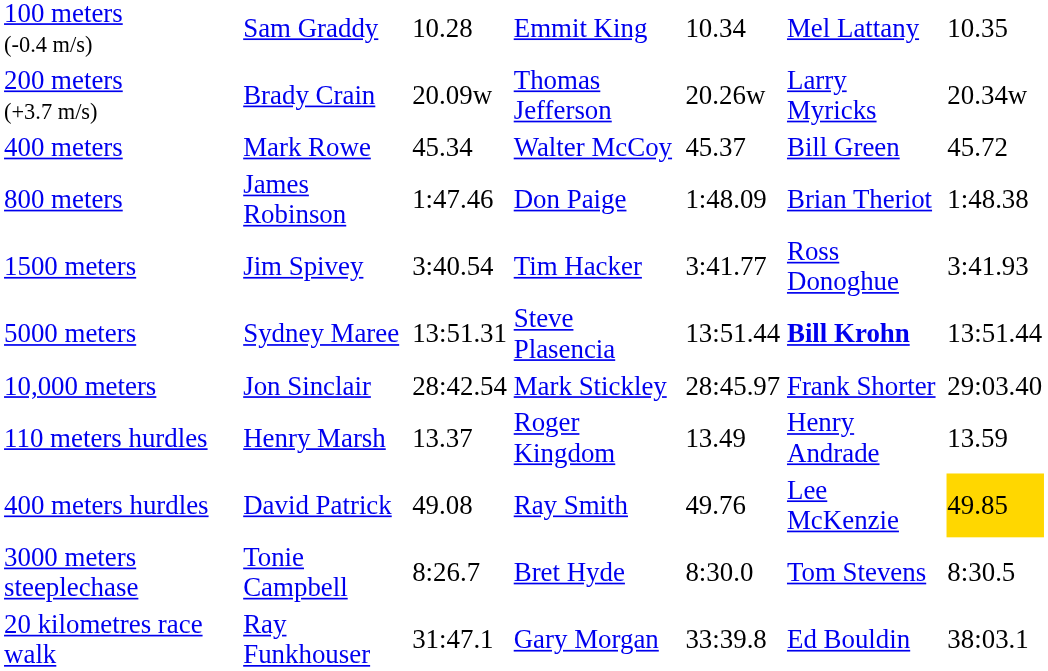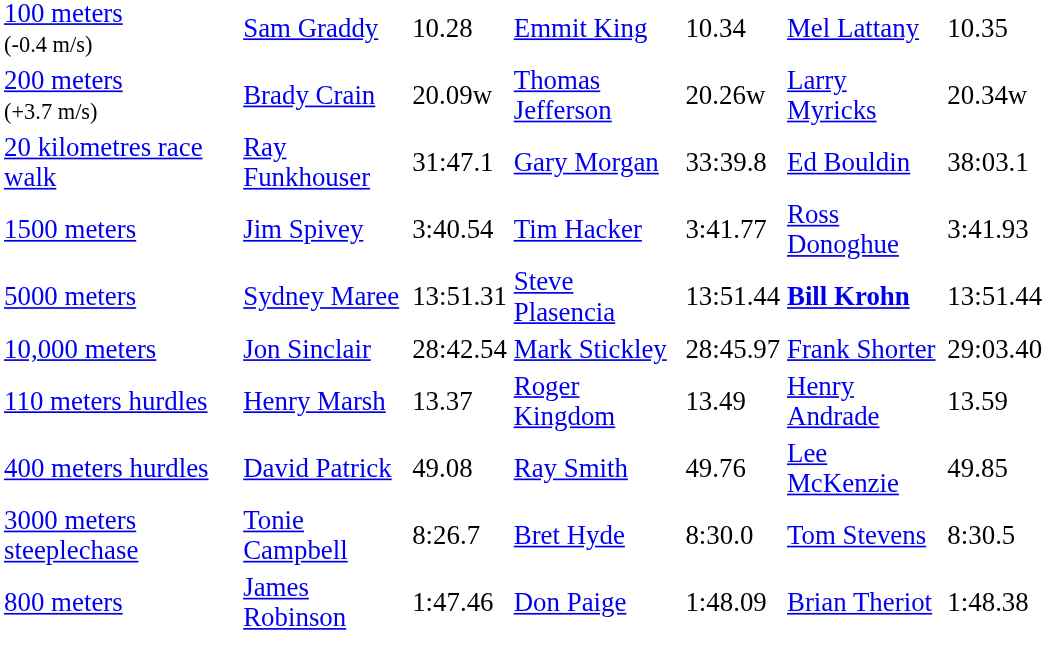- row: (63, 147)
rows swapped: (63, 199) <-> (103, 639)
(978, 505) gold background -> (978, 468) no background
